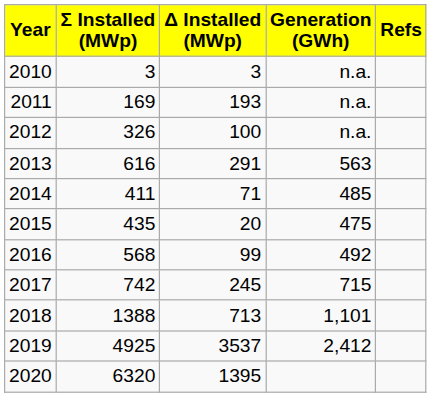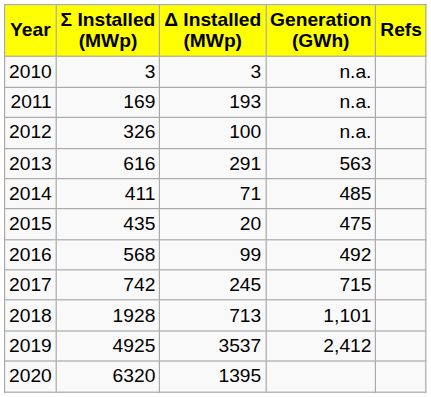(134, 315) 1388 -> (134, 315) 1928
